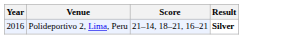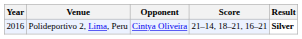+ column: (160, 12)
